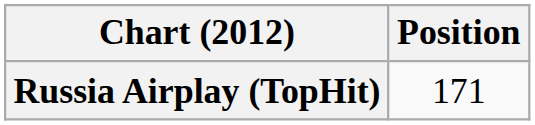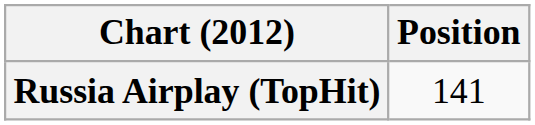(459, 89) 171 -> (459, 89) 141
